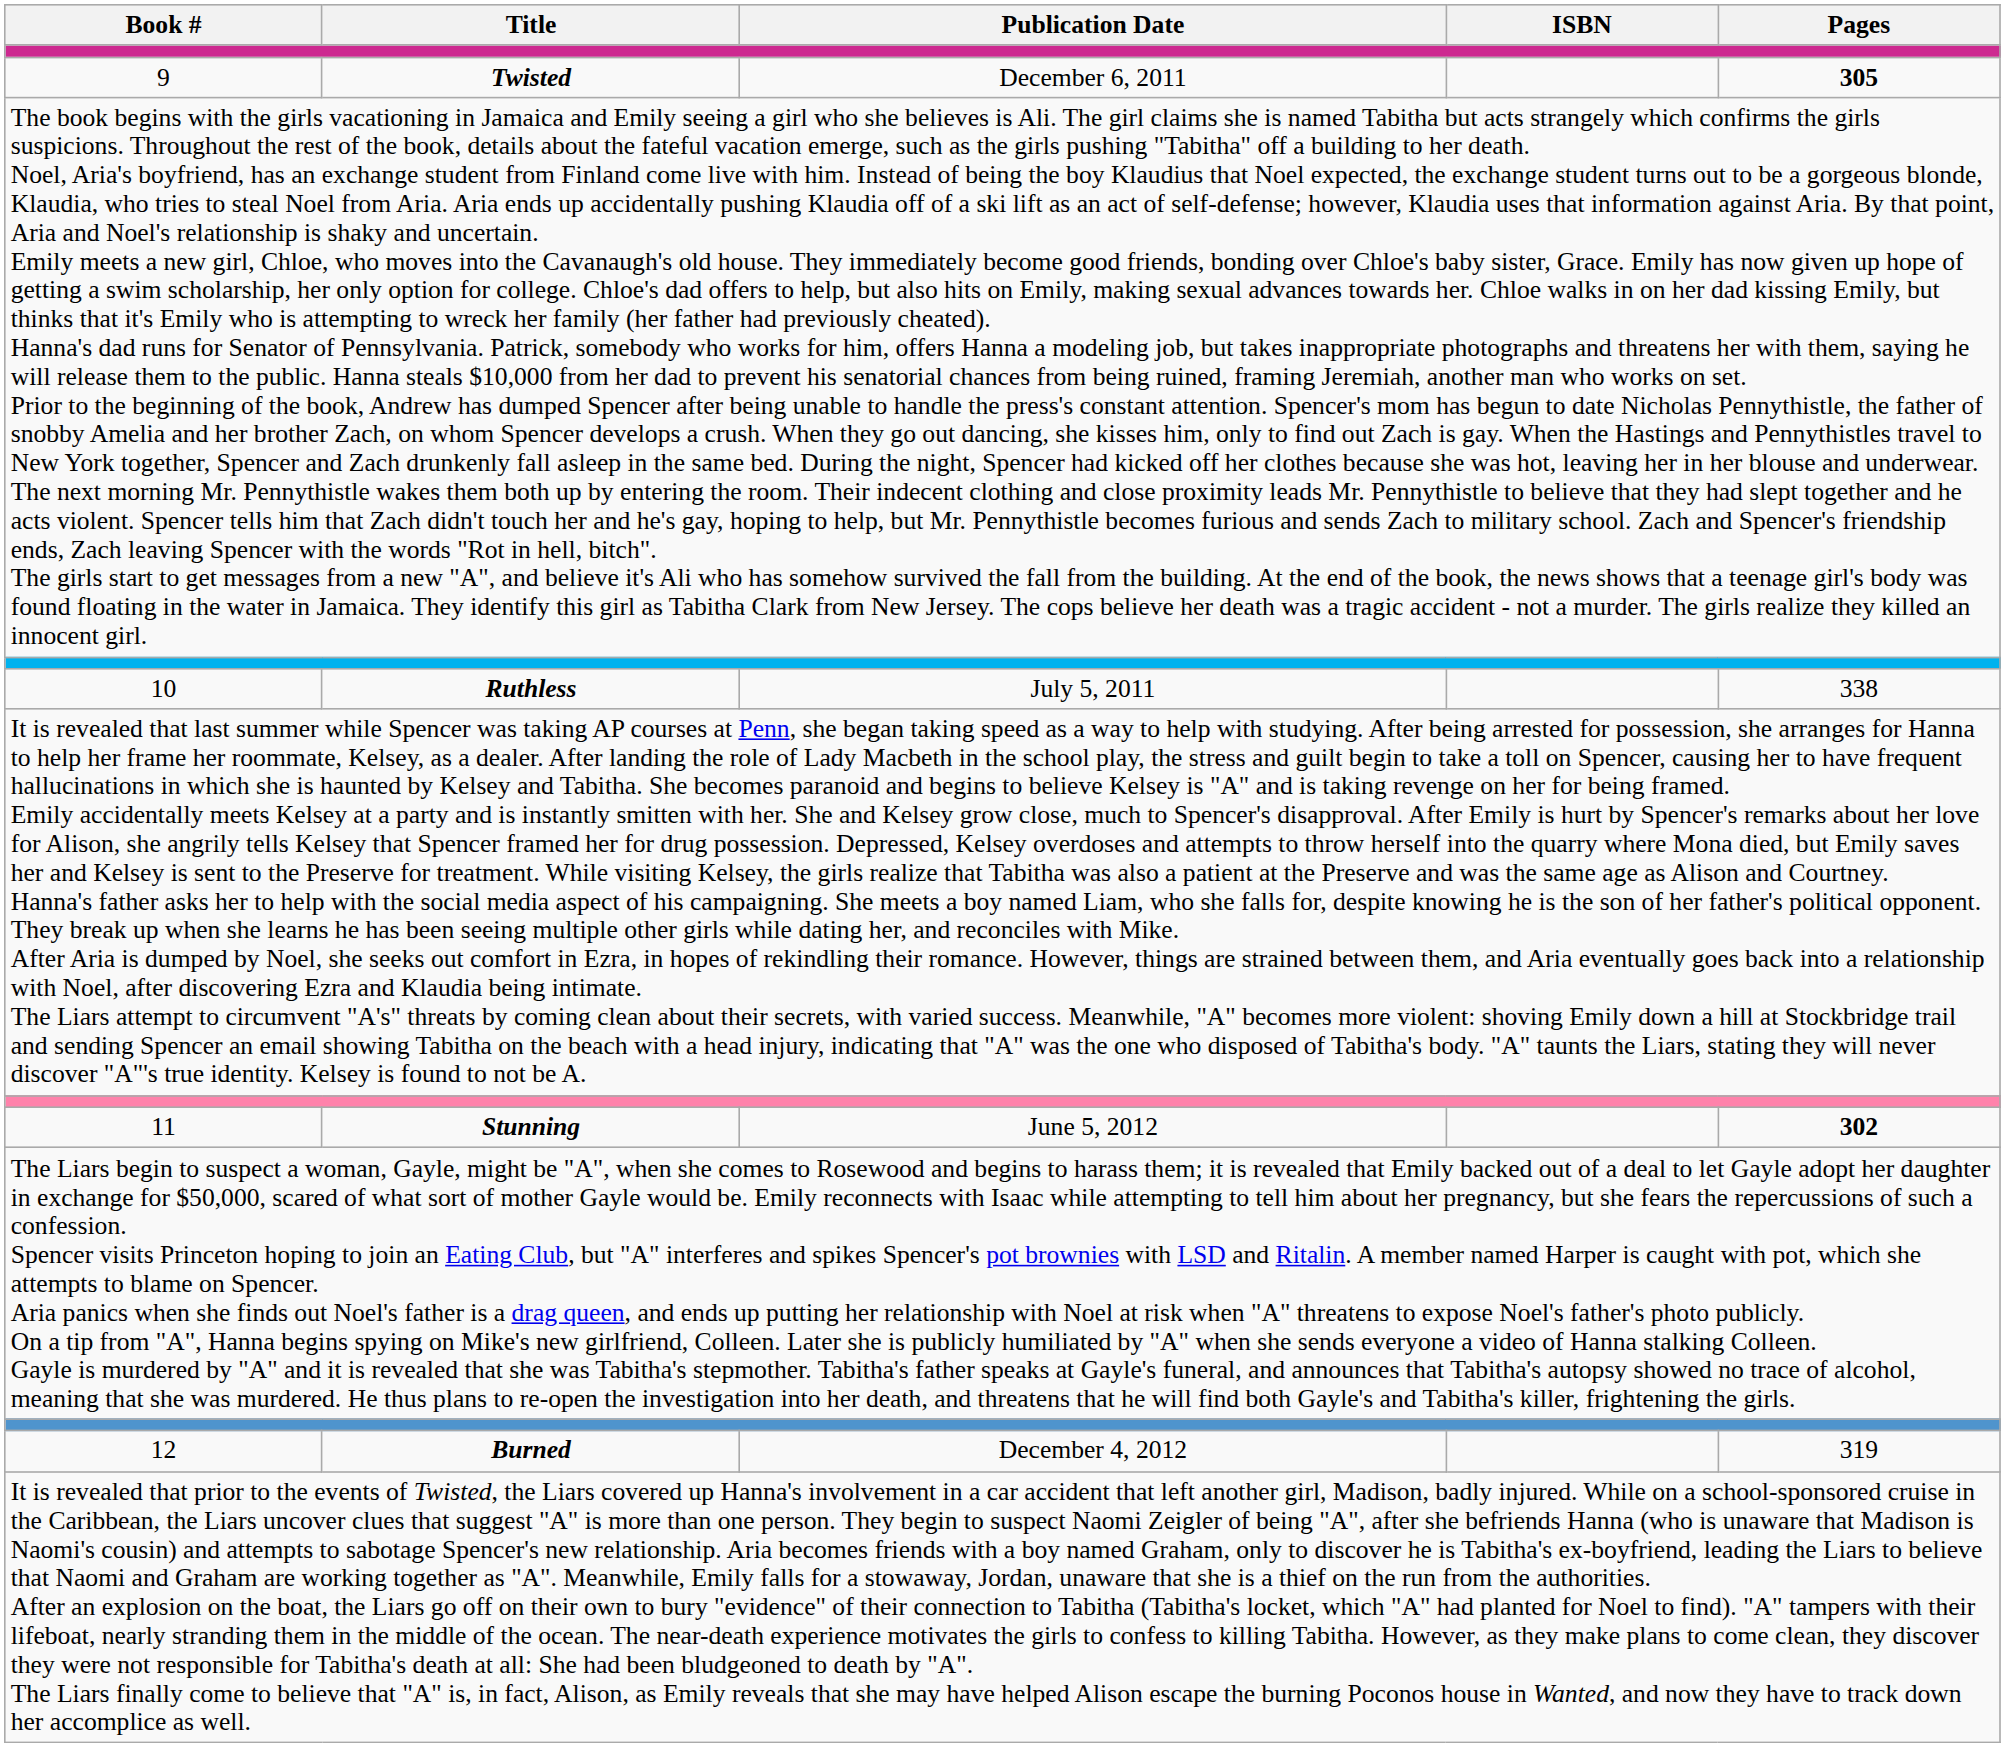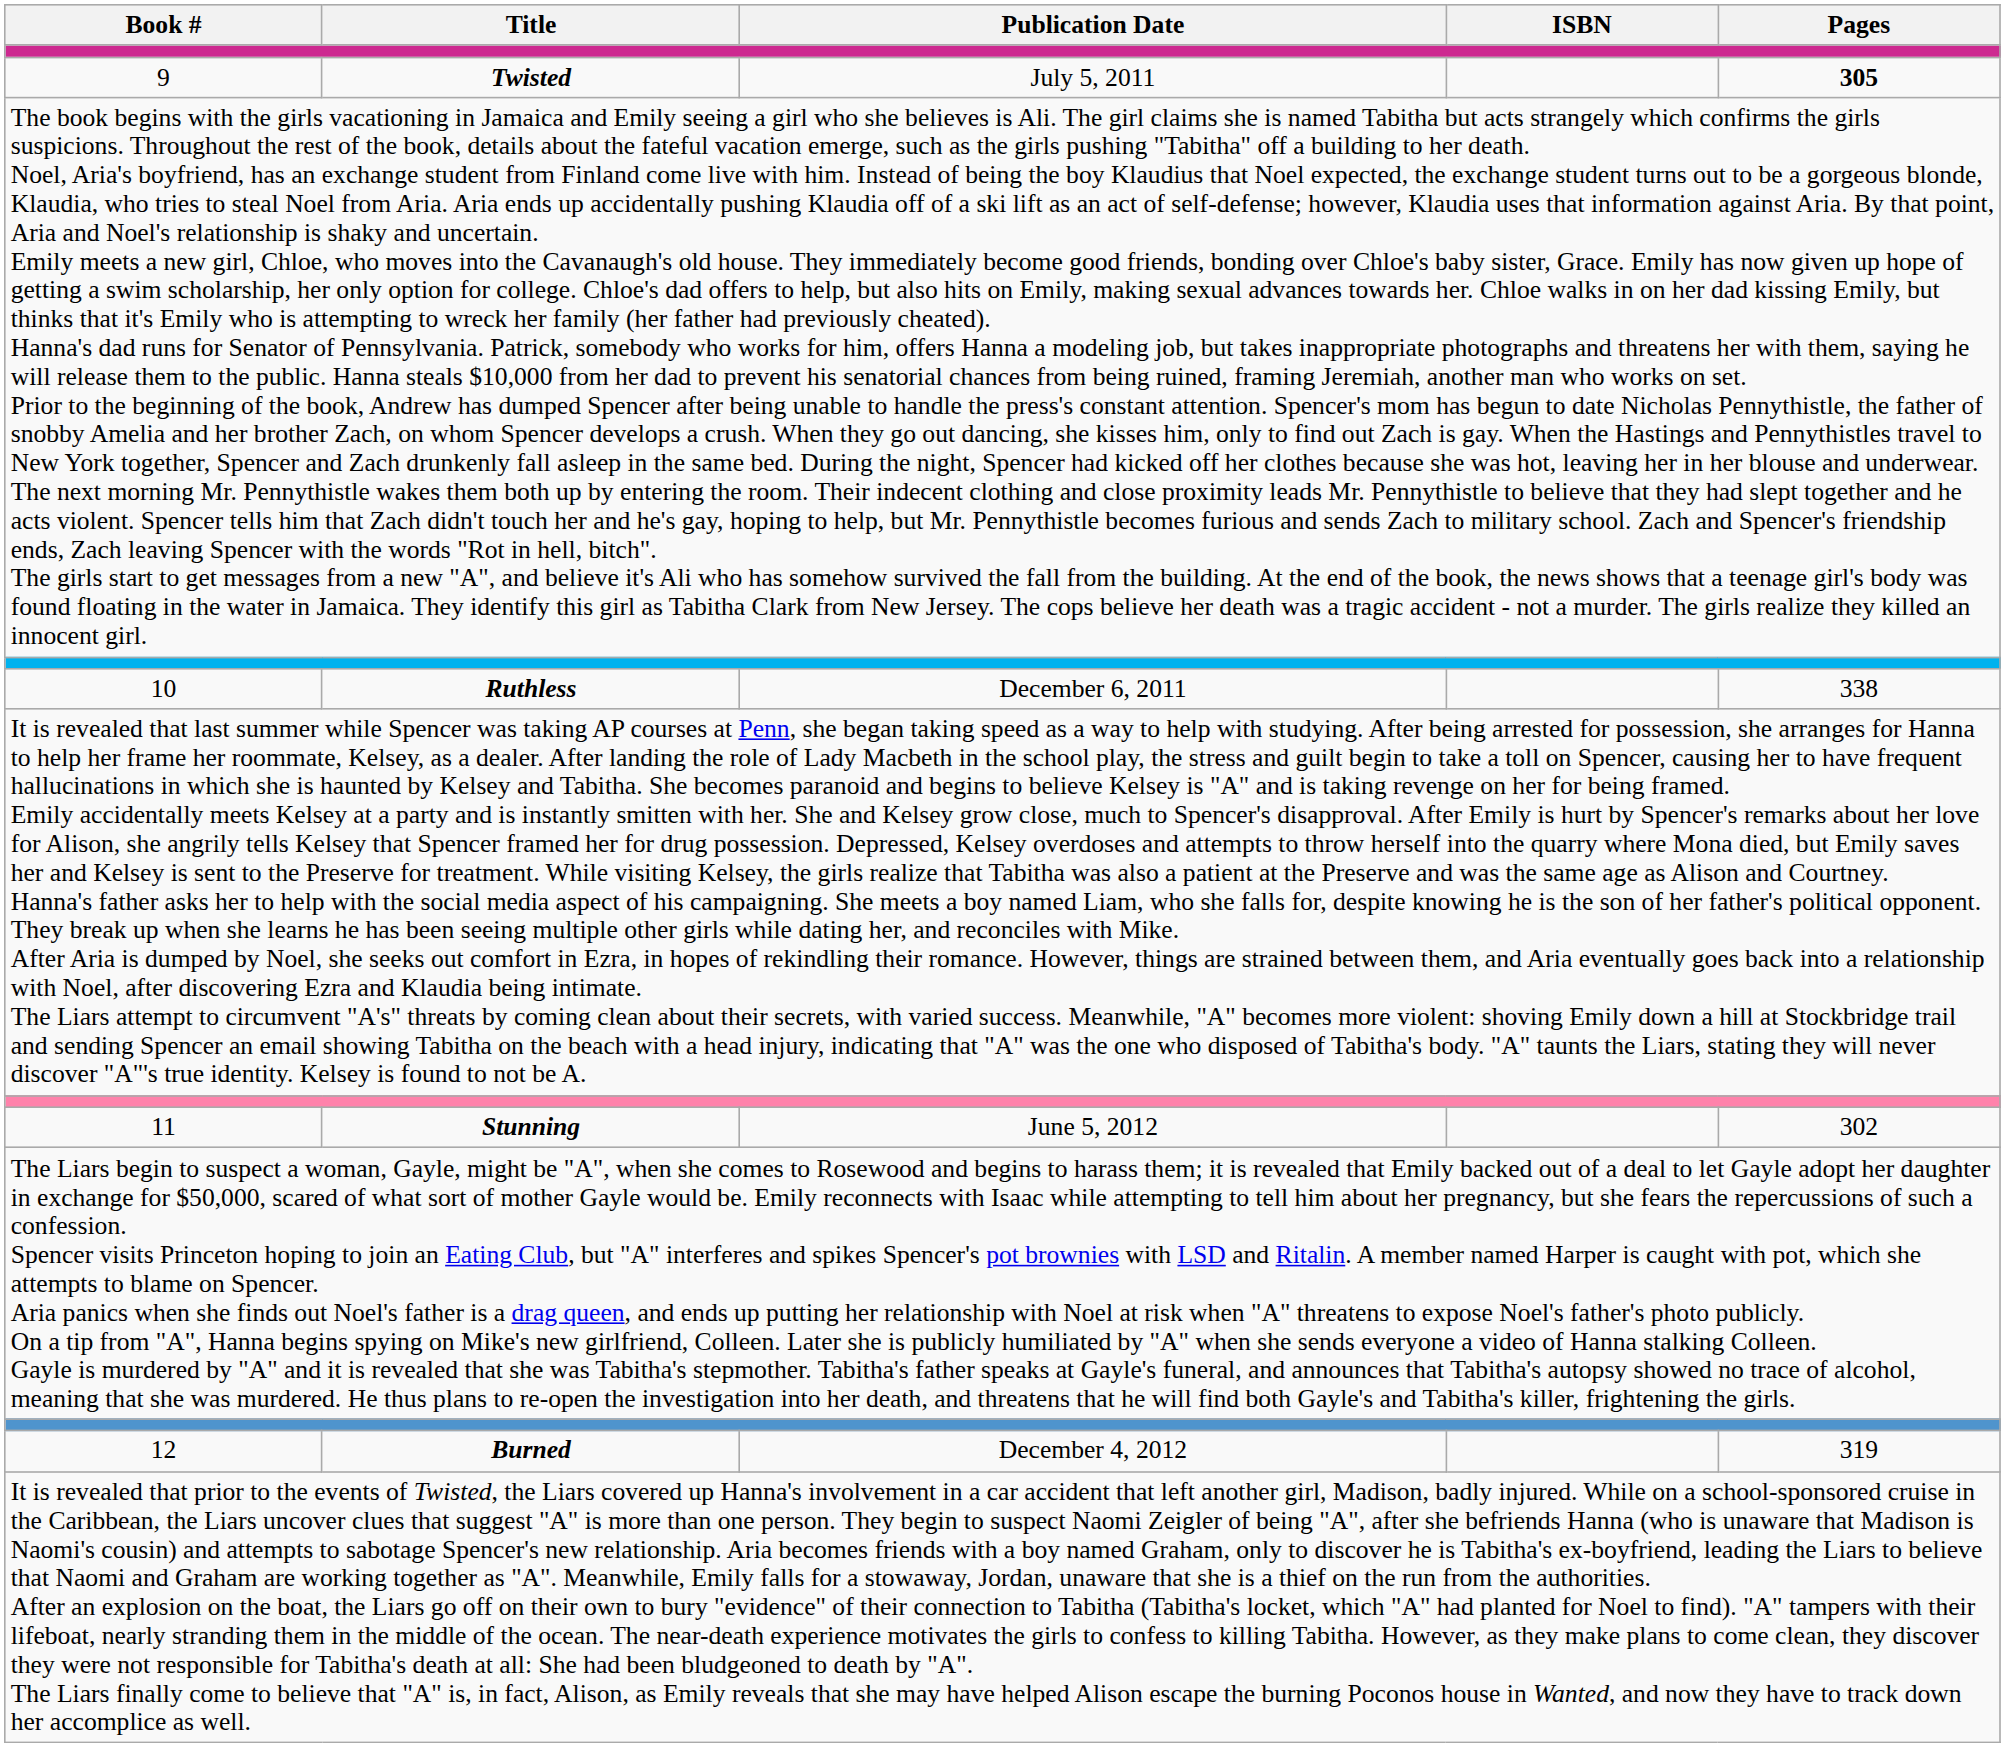(1093, 77) December 6, 2011 -> (1093, 77) July 5, 2011
(1093, 688) July 5, 2011 -> (1093, 688) December 6, 2011
(1859, 1127) bold -> (1859, 1127) normal
